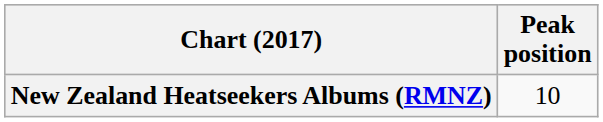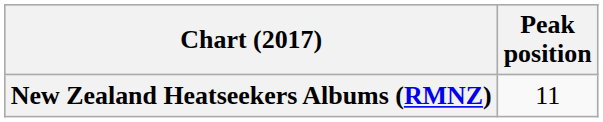(548, 95) 10 -> (548, 95) 11
